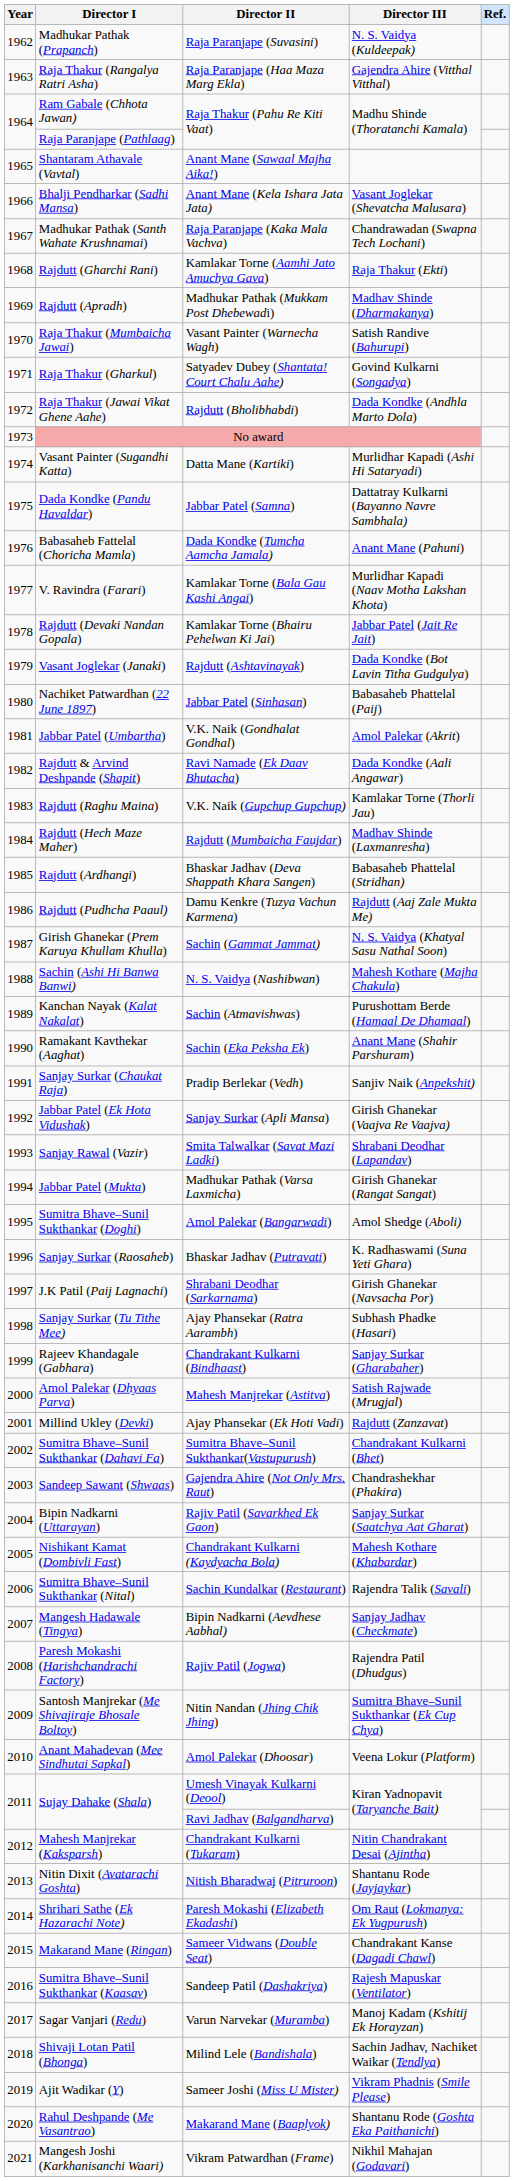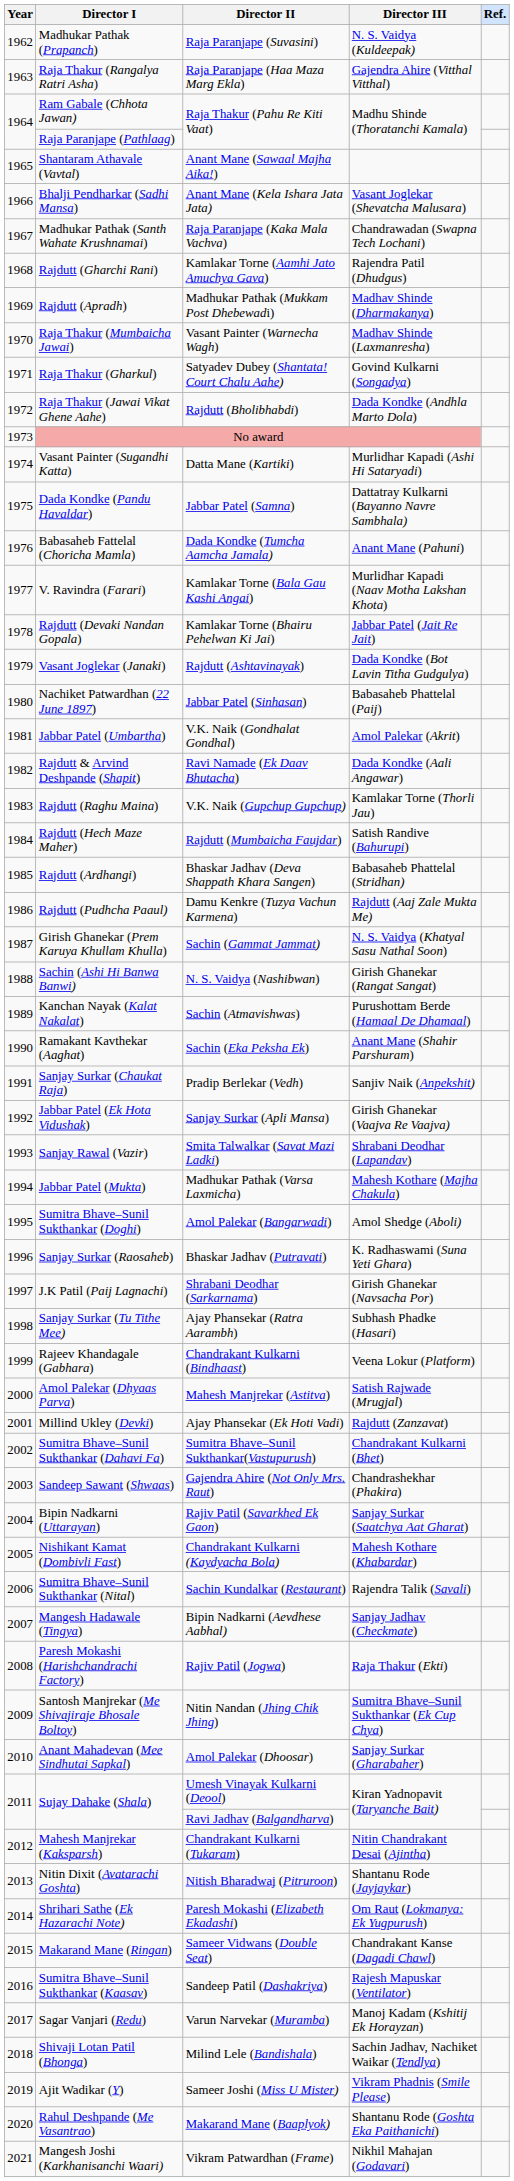(400, 270) Raja Thakur (Ekti) -> (388, 270) Rajendra Patil (Dhudgus)
(390, 340) Satish Randive (Bahurupi) -> (392, 340) Madhav Shinde (Laxmanresha)
(392, 840) Madhav Shinde (Laxmanresha) -> (390, 840) Satish Randive (Bahurupi)
(415, 979) Mahesh Kothare (Majha Chakula) -> (394, 979) Girish Ghanekar (Rangat Sangat)
(394, 1187) Girish Ghanekar (Rangat Sangat) -> (415, 1187) Mahesh Kothare (Majha Chakula)
(388, 1360) Sanjay Surkar (Gharabaher) -> (413, 1360) Veena Lokur (Platform)
(388, 1665) Rajendra Patil (Dhudgus) -> (400, 1665) Raja Thakur (Ekti)
(413, 1756) Veena Lokur (Platform) -> (388, 1756) Sanjay Surkar (Gharabaher)
